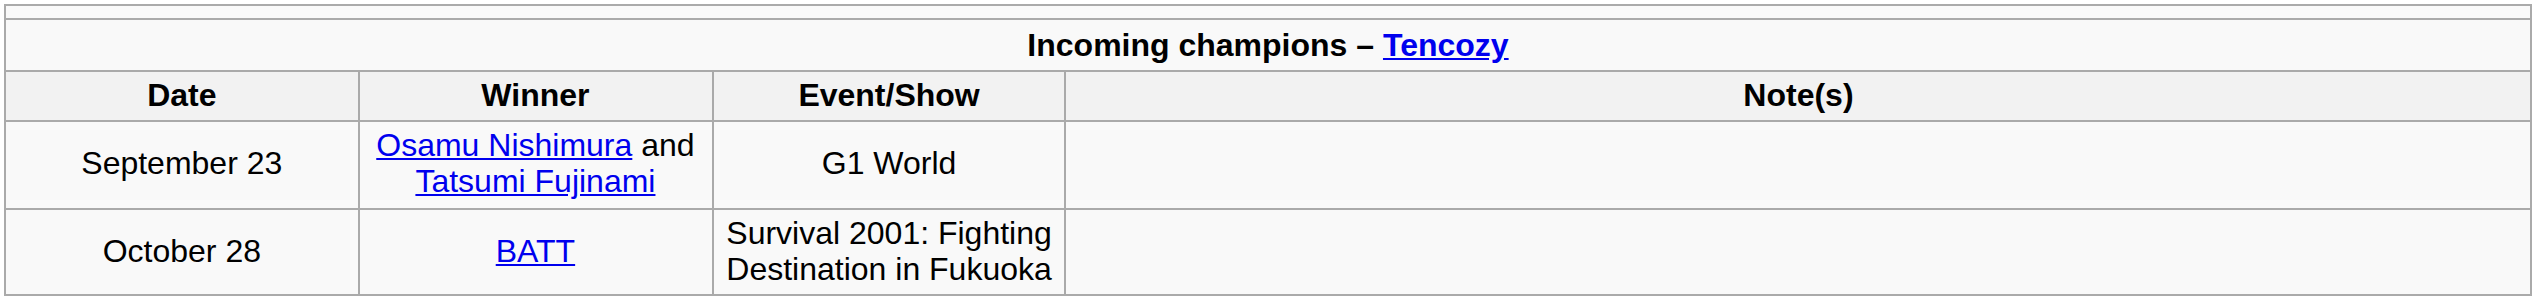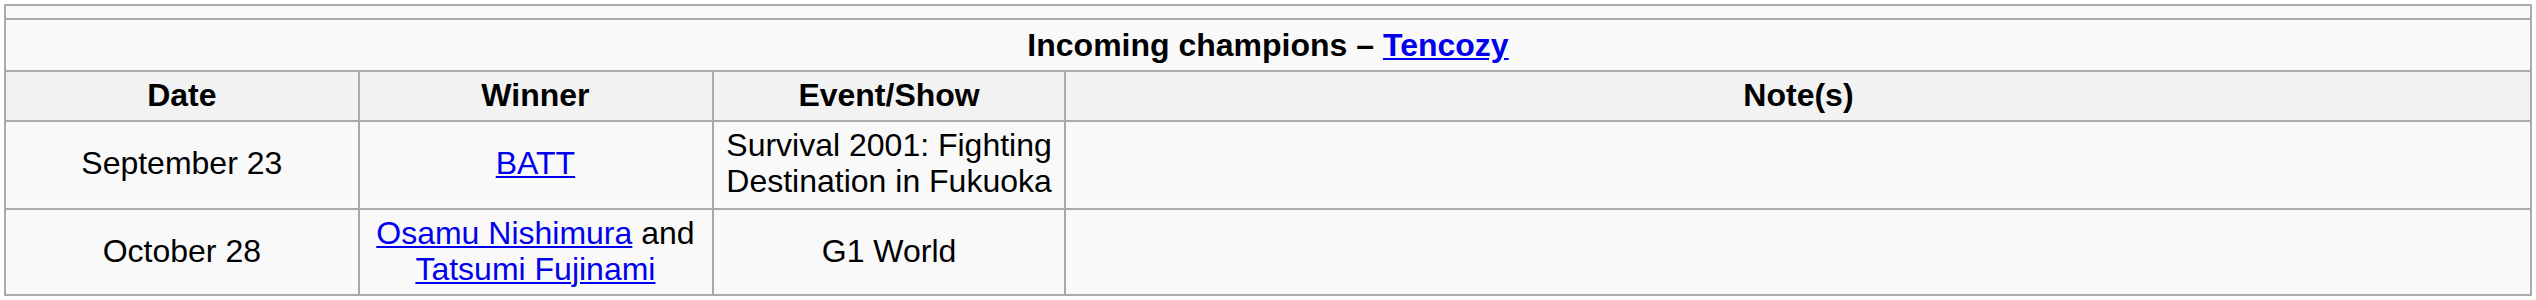(535, 164) Osamu Nishimura and Tatsumi Fujinami -> (535, 164) BATT
(889, 164) G1 World -> (889, 164) Survival 2001: Fighting Destination in Fukuoka
(535, 250) BATT -> (535, 250) Osamu Nishimura and Tatsumi Fujinami
(889, 250) Survival 2001: Fighting Destination in Fukuoka -> (889, 250) G1 World
